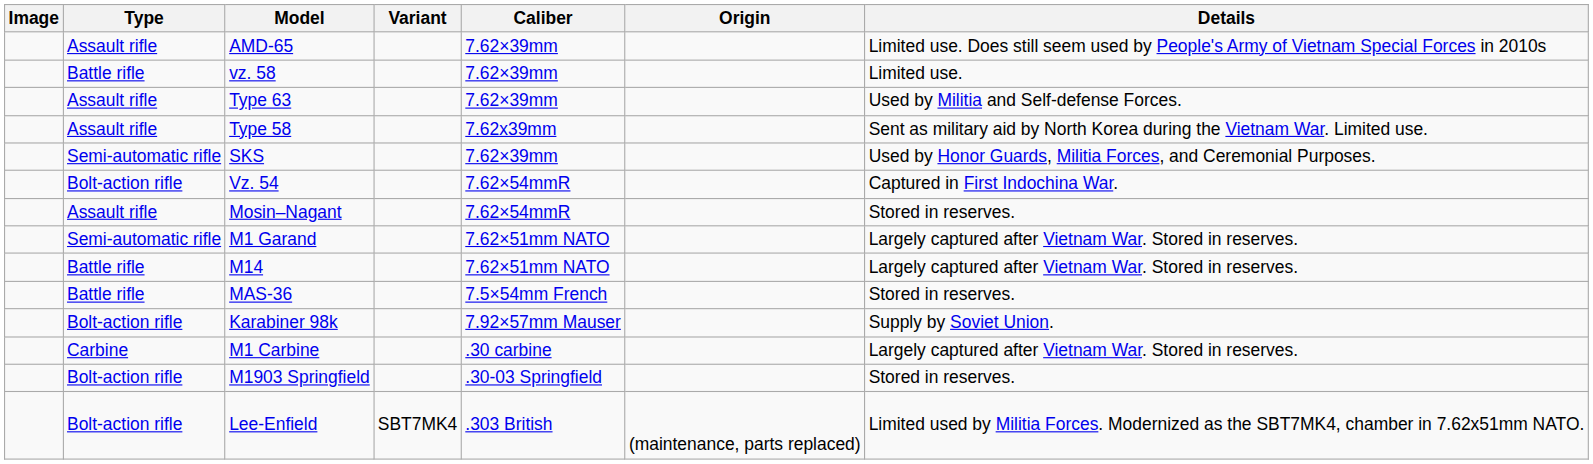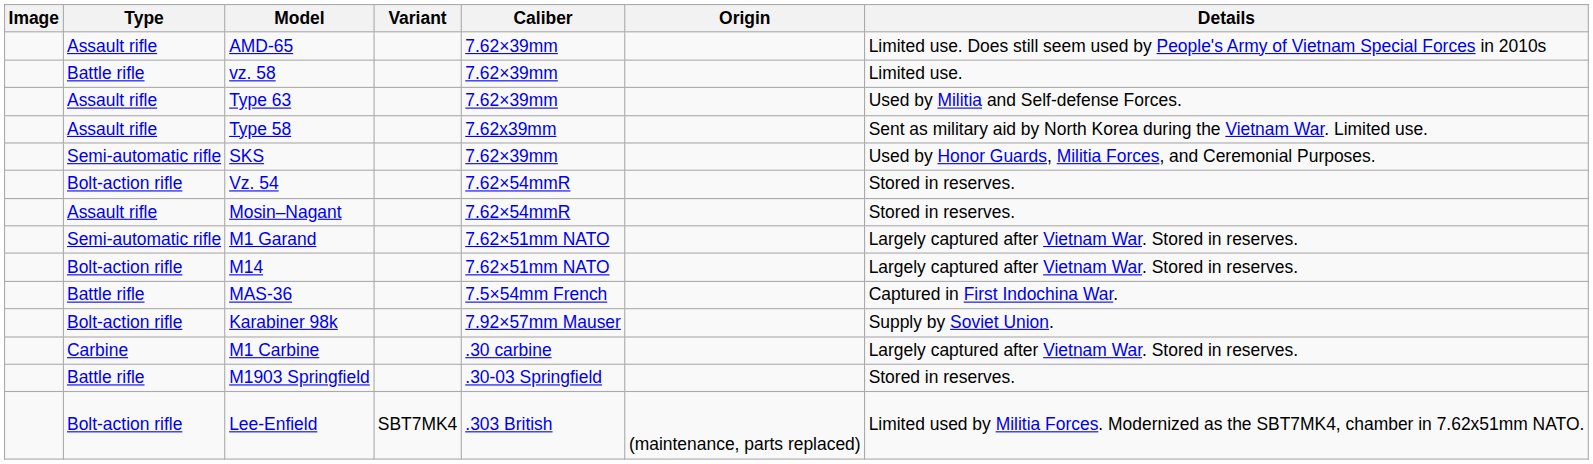(993, 184) Captured in First Indochina War. -> (942, 184) Stored in reserves.
(106, 267) Battle rifle -> (125, 267) Bolt-action rifle
(942, 294) Stored in reserves. -> (993, 294) Captured in First Indochina War.
(125, 377) Bolt-action rifle -> (106, 377) Battle rifle
